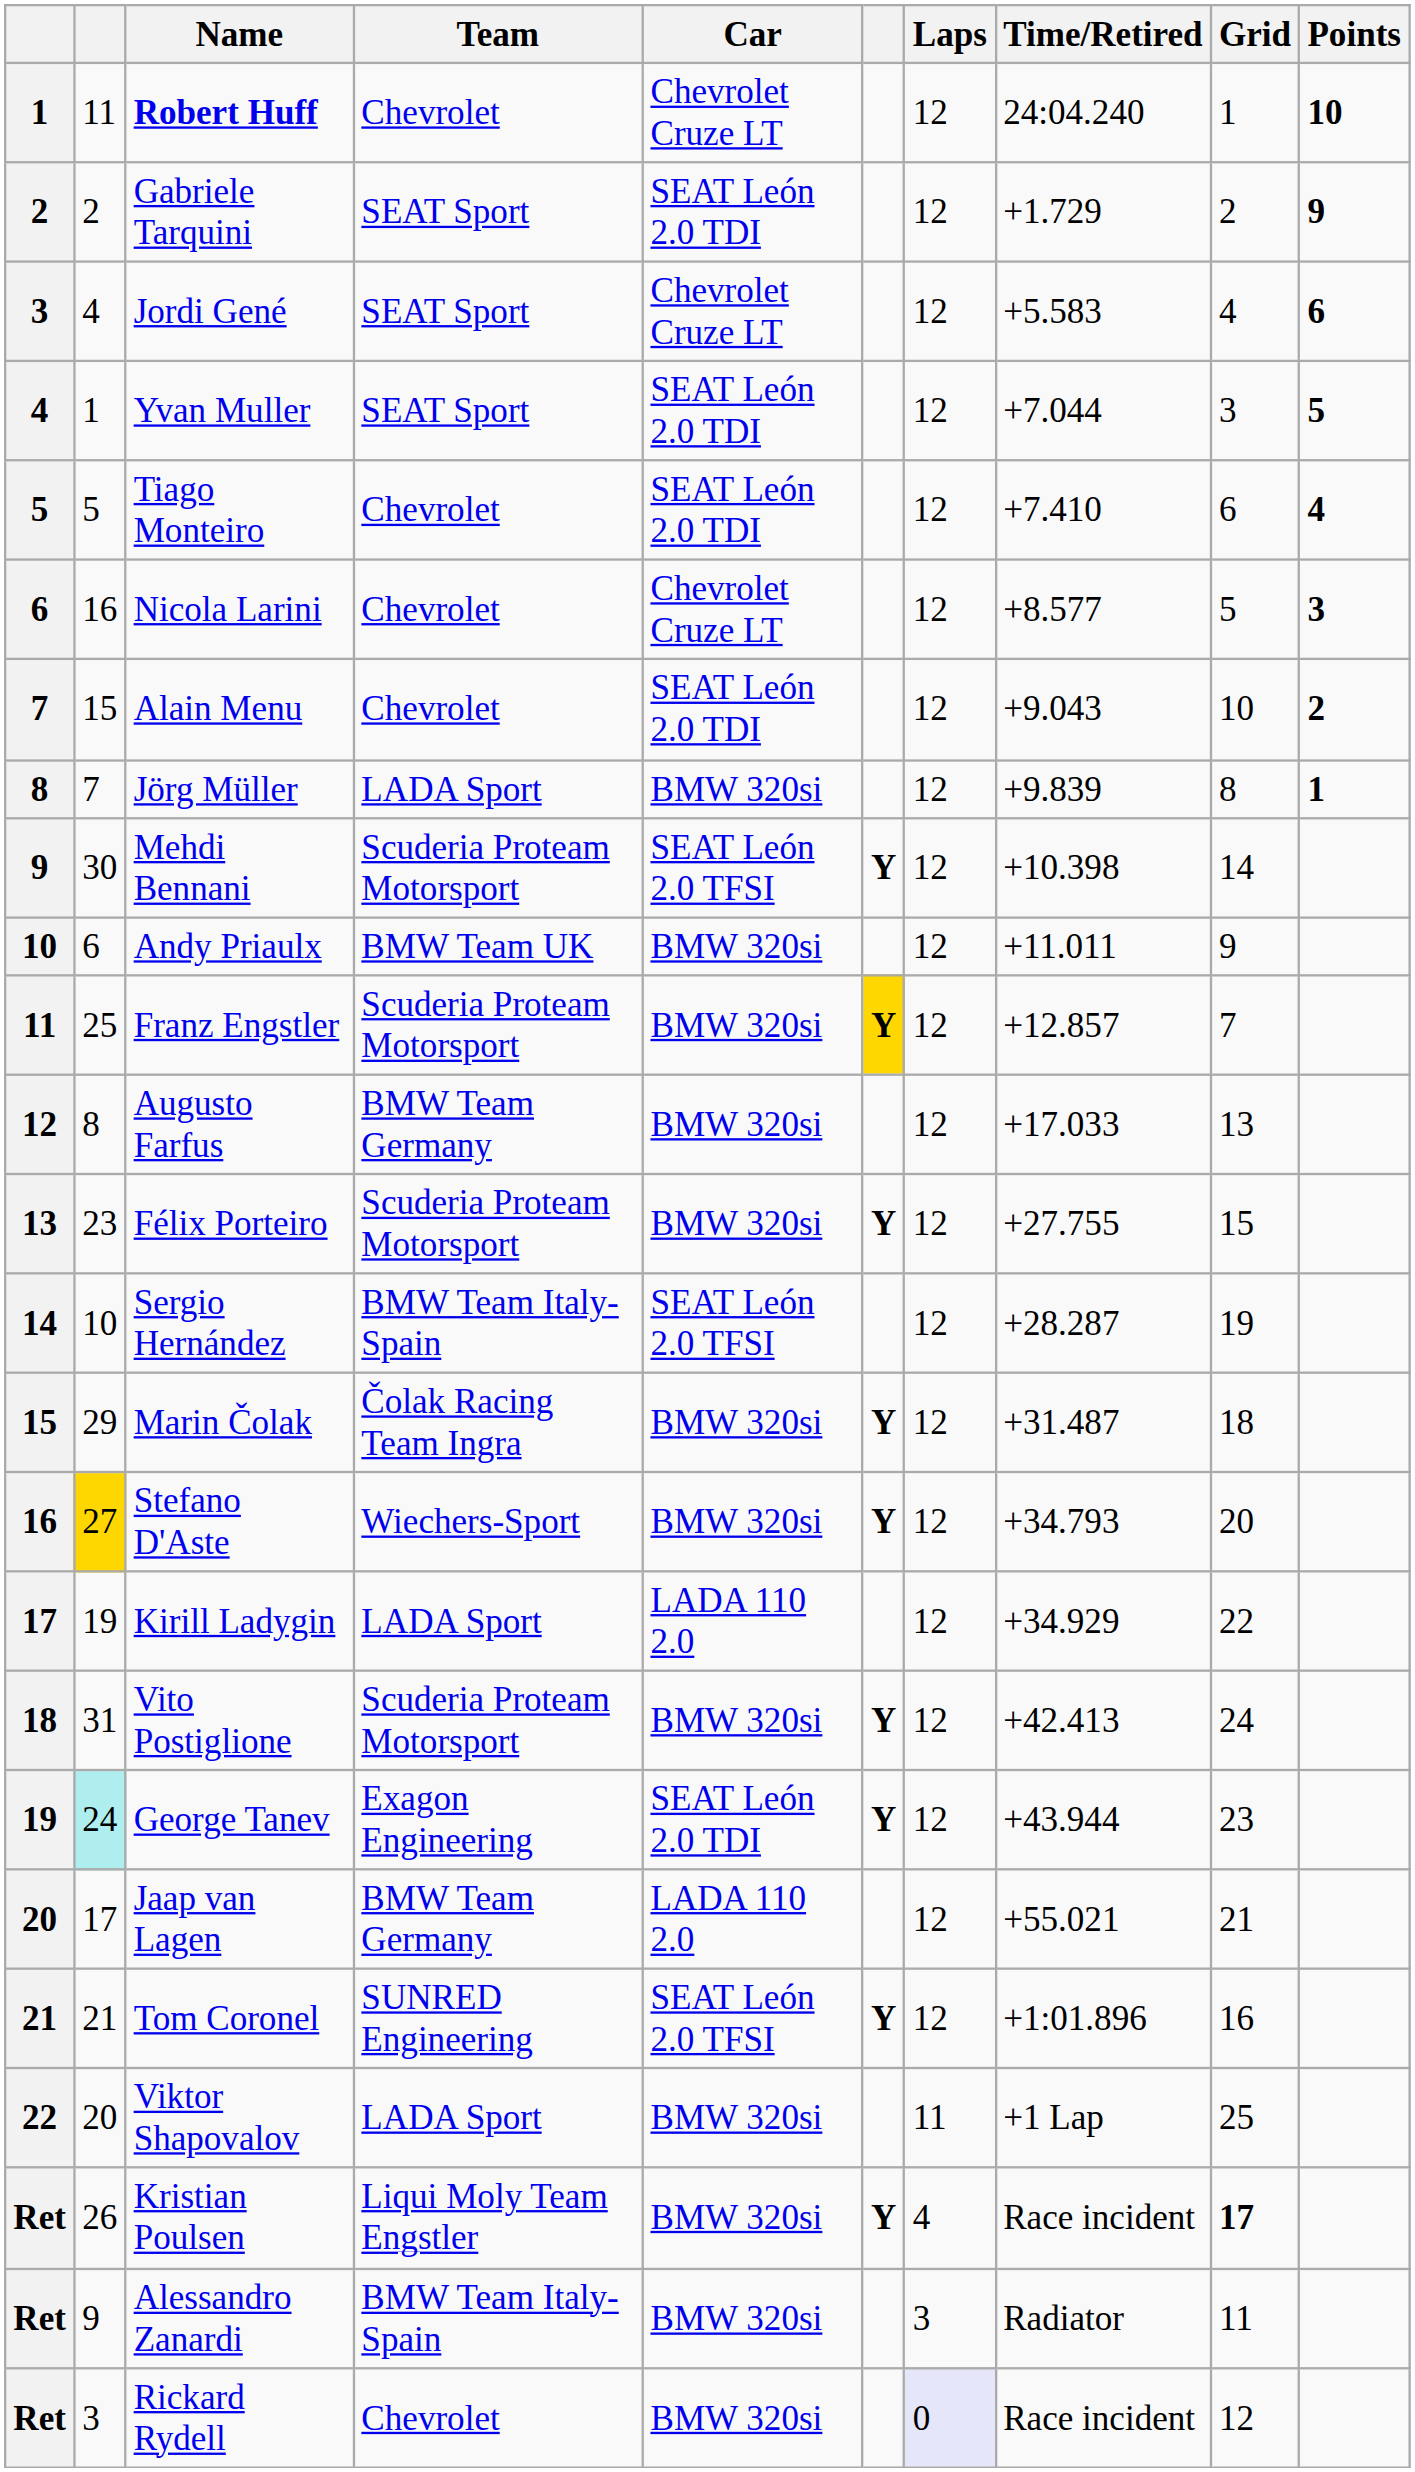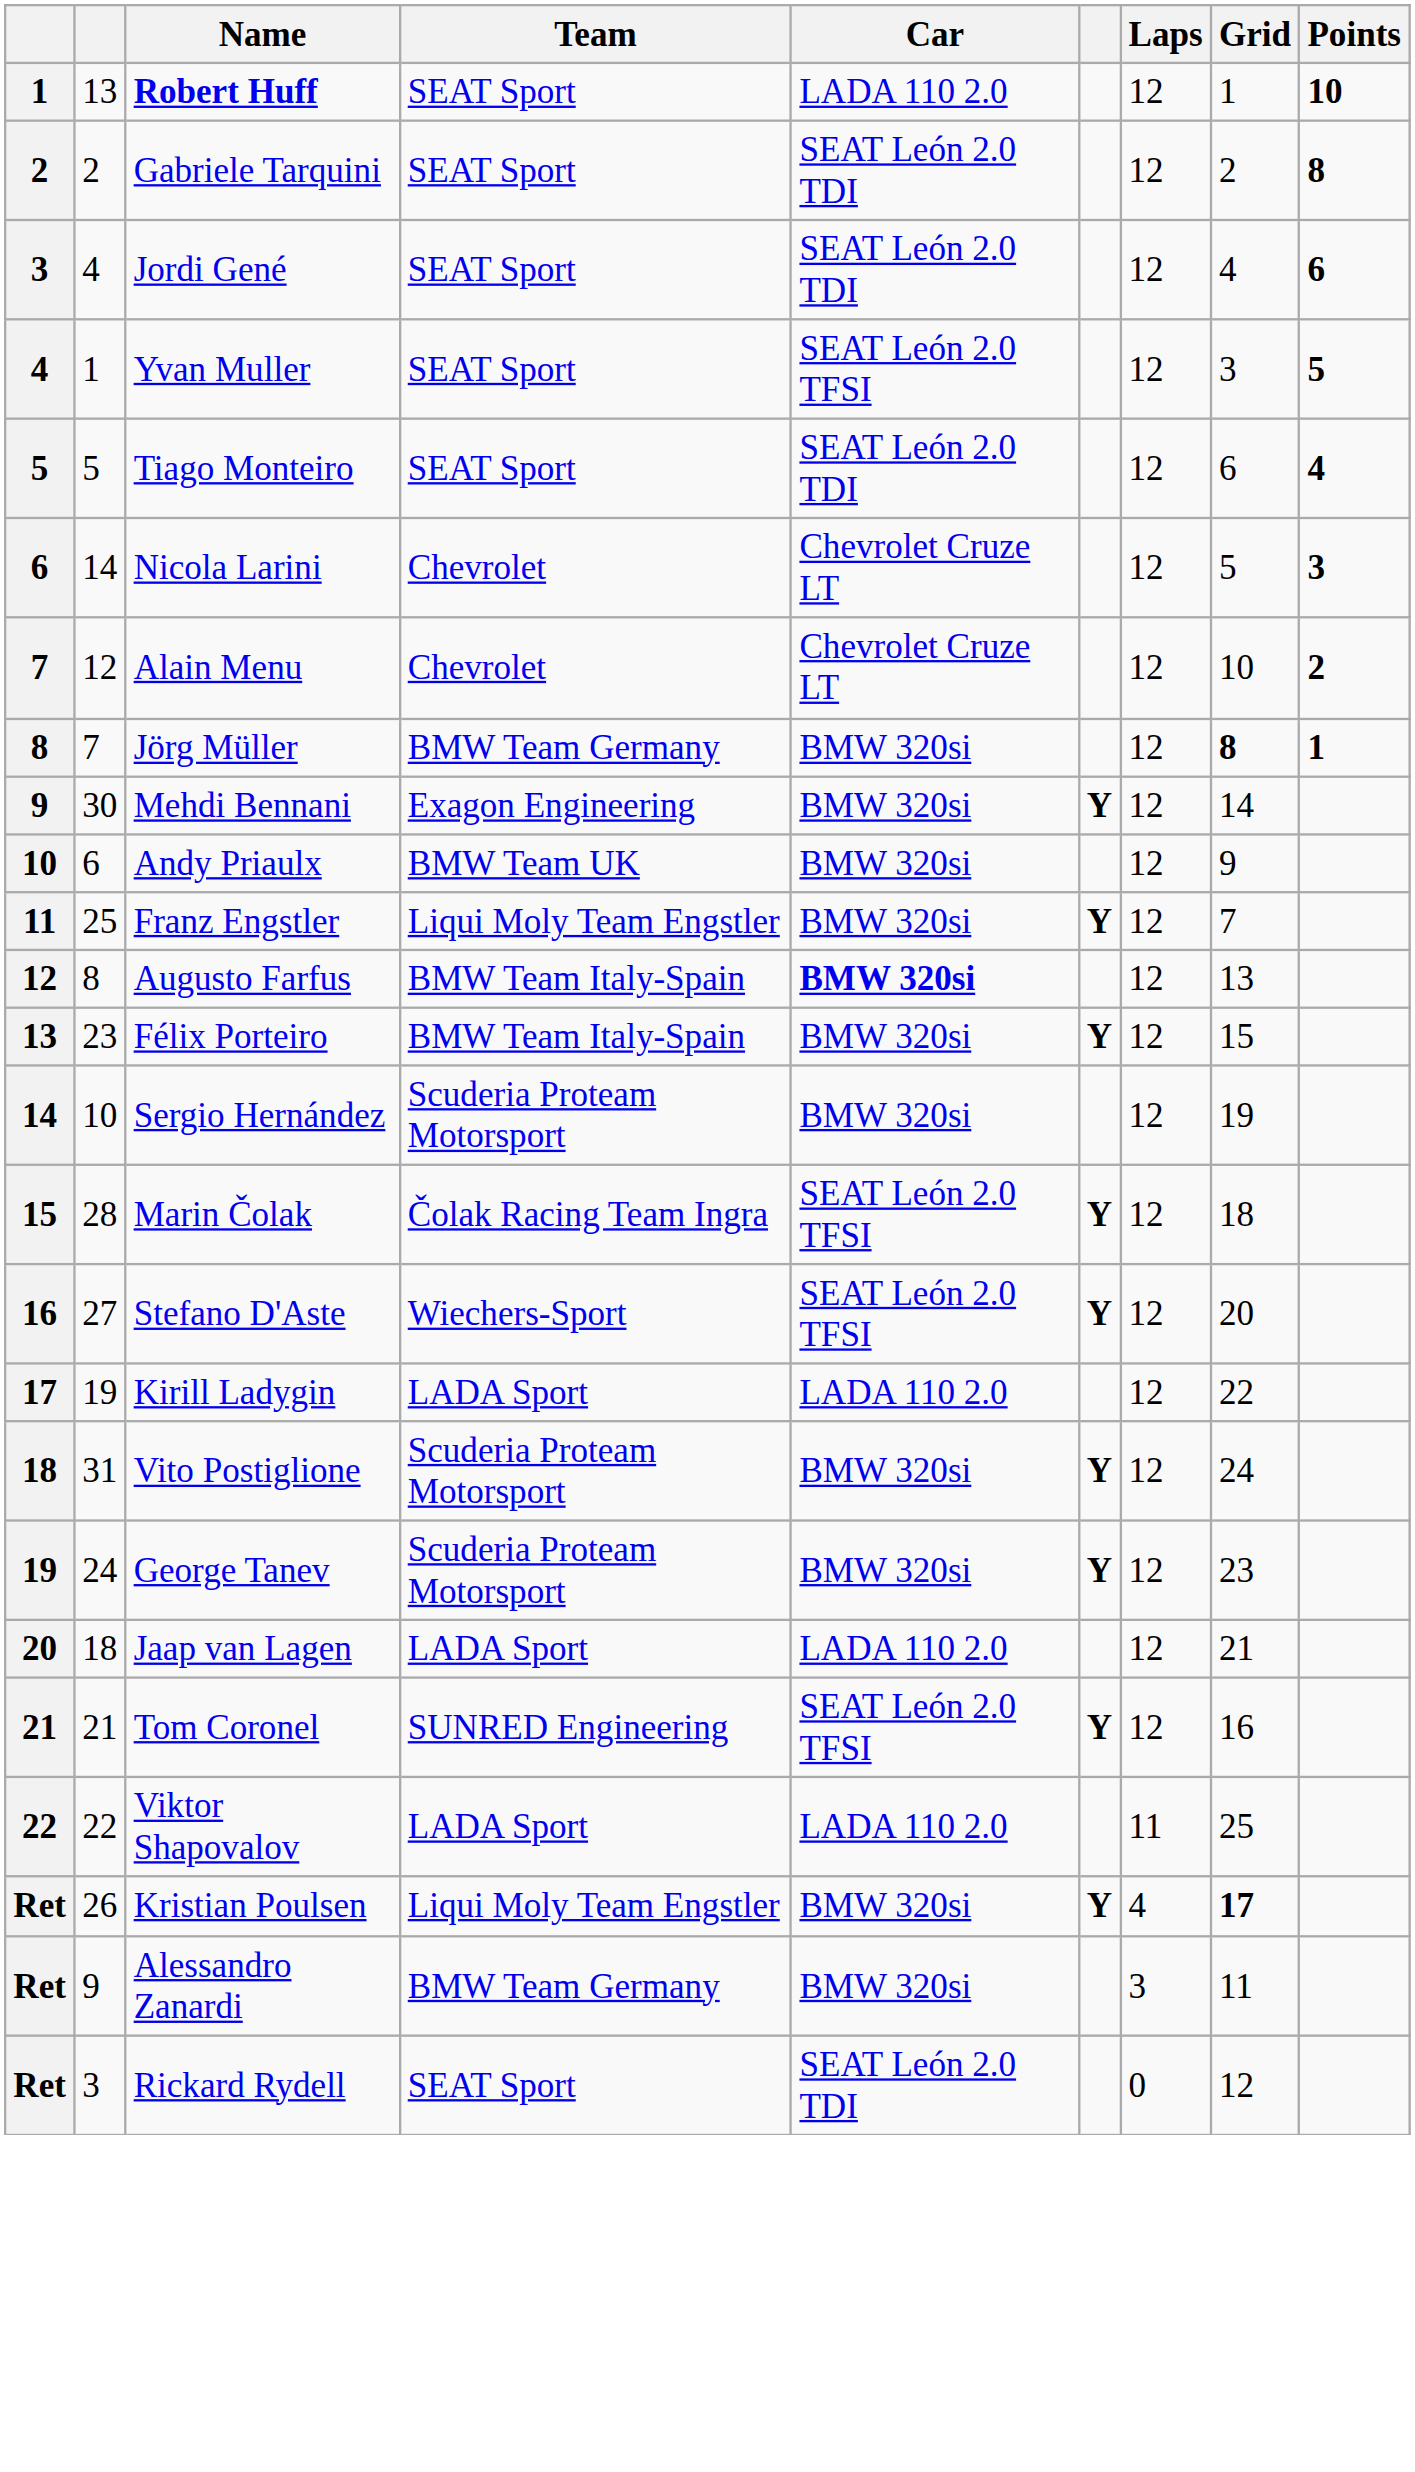- column: (1103, 33)
(99, 112) 11 -> (100, 91) 13
(431, 112) Chevrolet -> (492, 91) SEAT Sport
(720, 112) Chevrolet Cruze LT -> (904, 91) LADA 110 2.0
(1316, 211) 9 -> (1316, 170) 8
(720, 311) Chevrolet Cruze LT -> (908, 269) SEAT León 2.0 TDI
(732, 410) SEAT León 2.0 TDI -> (908, 369) SEAT León 2.0 TFSI
(431, 510) Chevrolet -> (492, 468) SEAT Sport
(100, 609) 16 -> (100, 568) 14
(100, 709) 15 -> (100, 667) 12
(732, 709) SEAT León 2.0 TDI -> (915, 667) Chevrolet Cruze LT
(452, 787) LADA Sport -> (564, 746) BMW Team Germany
(1228, 787) normal -> (1228, 746) bold
(486, 866) Scuderia Proteam Motorsport -> (551, 804) Exagon Engineering
(732, 866) SEAT León 2.0 TFSI -> (885, 804) BMW 320si
(486, 1023) Scuderia Proteam Motorsport -> (594, 919) Liqui Moly Team Engstler
(884, 1023) gold background -> (1100, 919) no background
(448, 1123) BMW Team Germany -> (576, 977) BMW Team Italy-Spain
(736, 1123) normal -> (887, 977) bold
(486, 1222) Scuderia Proteam Motorsport -> (576, 1035) BMW Team Italy-Spain
(490, 1322) BMW Team Italy-Spain -> (532, 1114) Scuderia Proteam Motorsport
(732, 1322) SEAT León 2.0 TFSI -> (885, 1114) BMW 320si
(100, 1421) 29 -> (100, 1213) 28
(736, 1421) BMW 320si -> (908, 1213) SEAT León 2.0 TFSI
(100, 1521) gold background -> (100, 1313) no background
(736, 1521) BMW 320si -> (908, 1313) SEAT León 2.0 TFSI
(100, 1819) paleturquoise background -> (100, 1570) no background
(447, 1819) Exagon Engineering -> (532, 1570) Scuderia Proteam Motorsport
(732, 1819) SEAT León 2.0 TDI -> (885, 1570) BMW 320si
(100, 1919) 17 -> (100, 1648) 18
(448, 1919) BMW Team Germany -> (498, 1648) LADA Sport
(100, 2118) 20 -> (100, 1827) 22
(736, 2118) BMW 320si -> (904, 1827) LADA 110 2.0
(490, 2317) BMW Team Italy-Spain -> (564, 1984) BMW Team Germany
(431, 2416) Chevrolet -> (492, 2083) SEAT Sport
(736, 2416) BMW 320si -> (908, 2083) SEAT León 2.0 TDI
(922, 2416) lavender background -> (1137, 2083) no background
